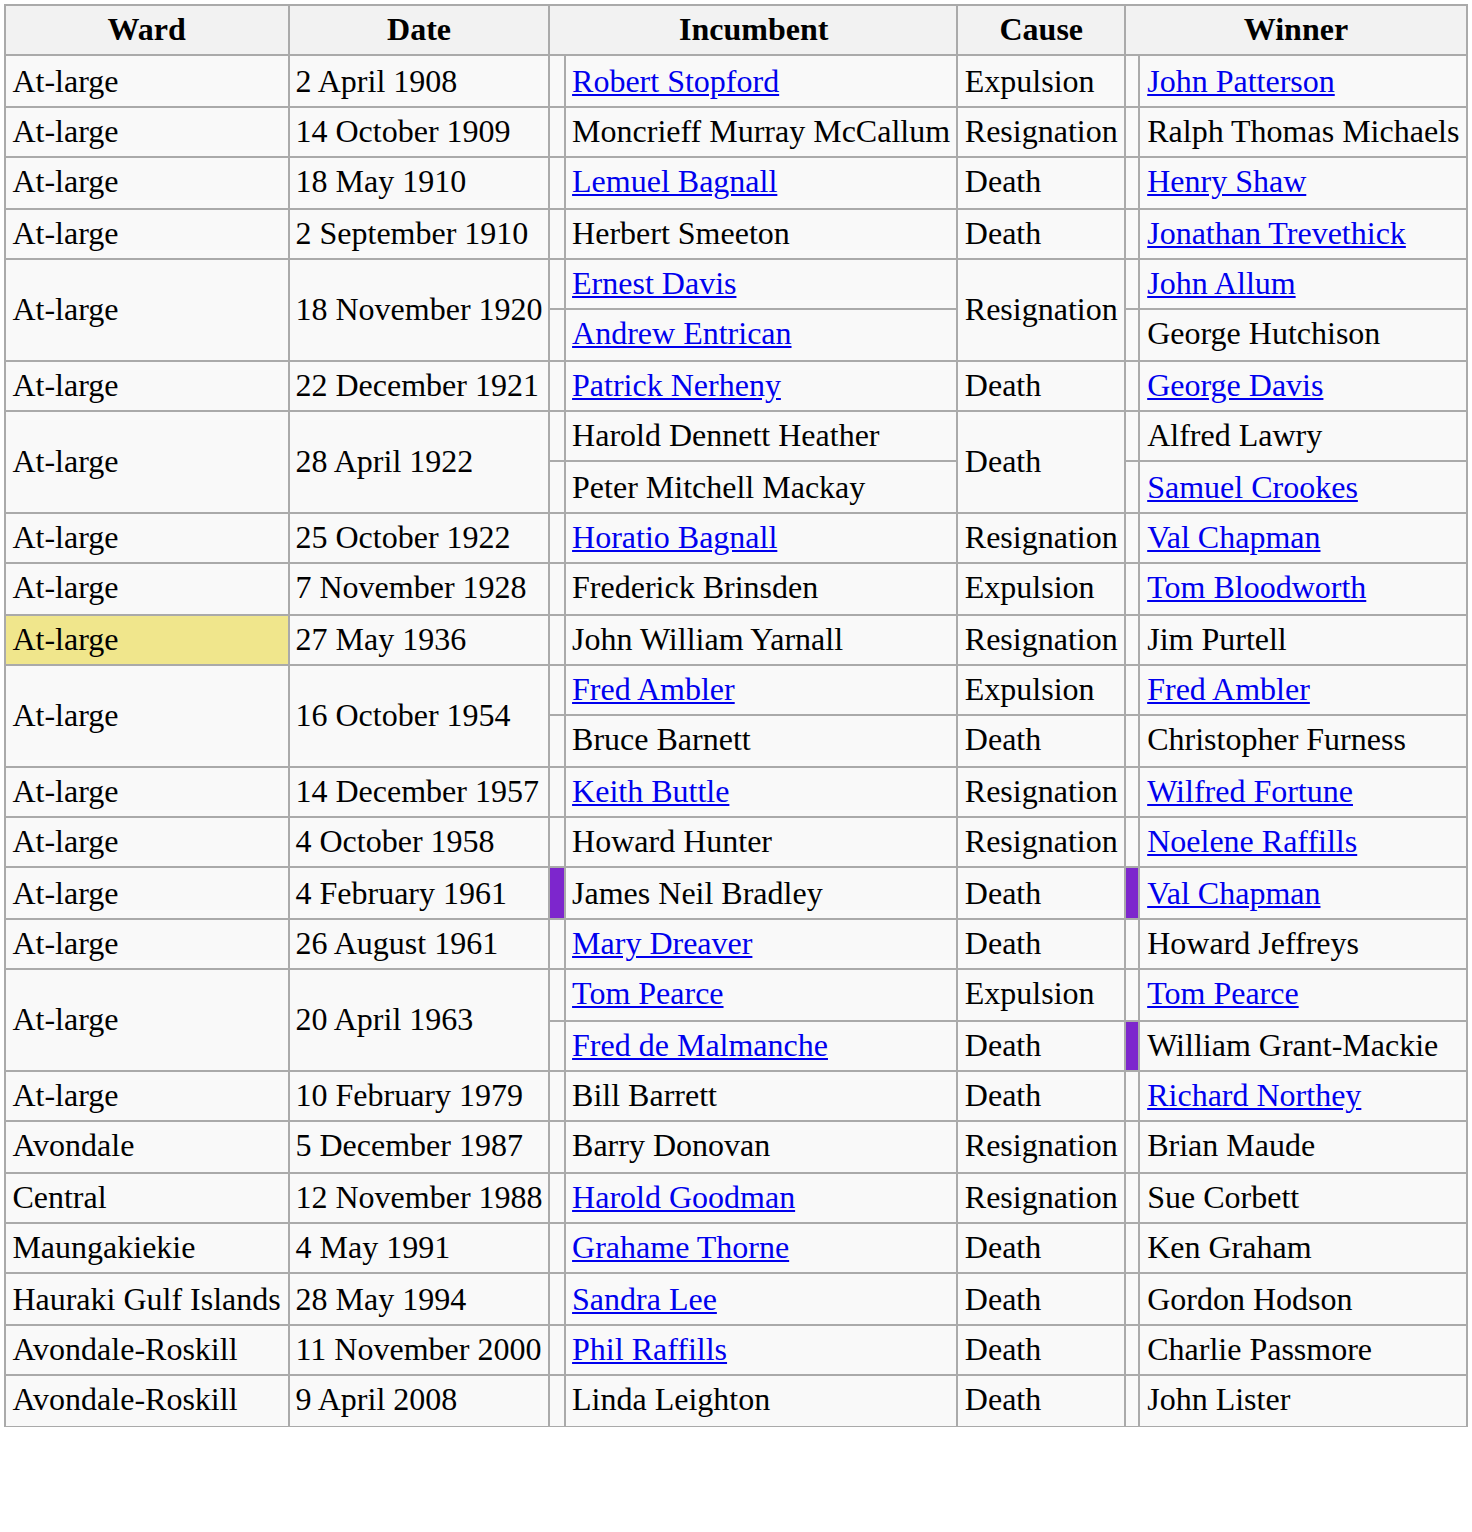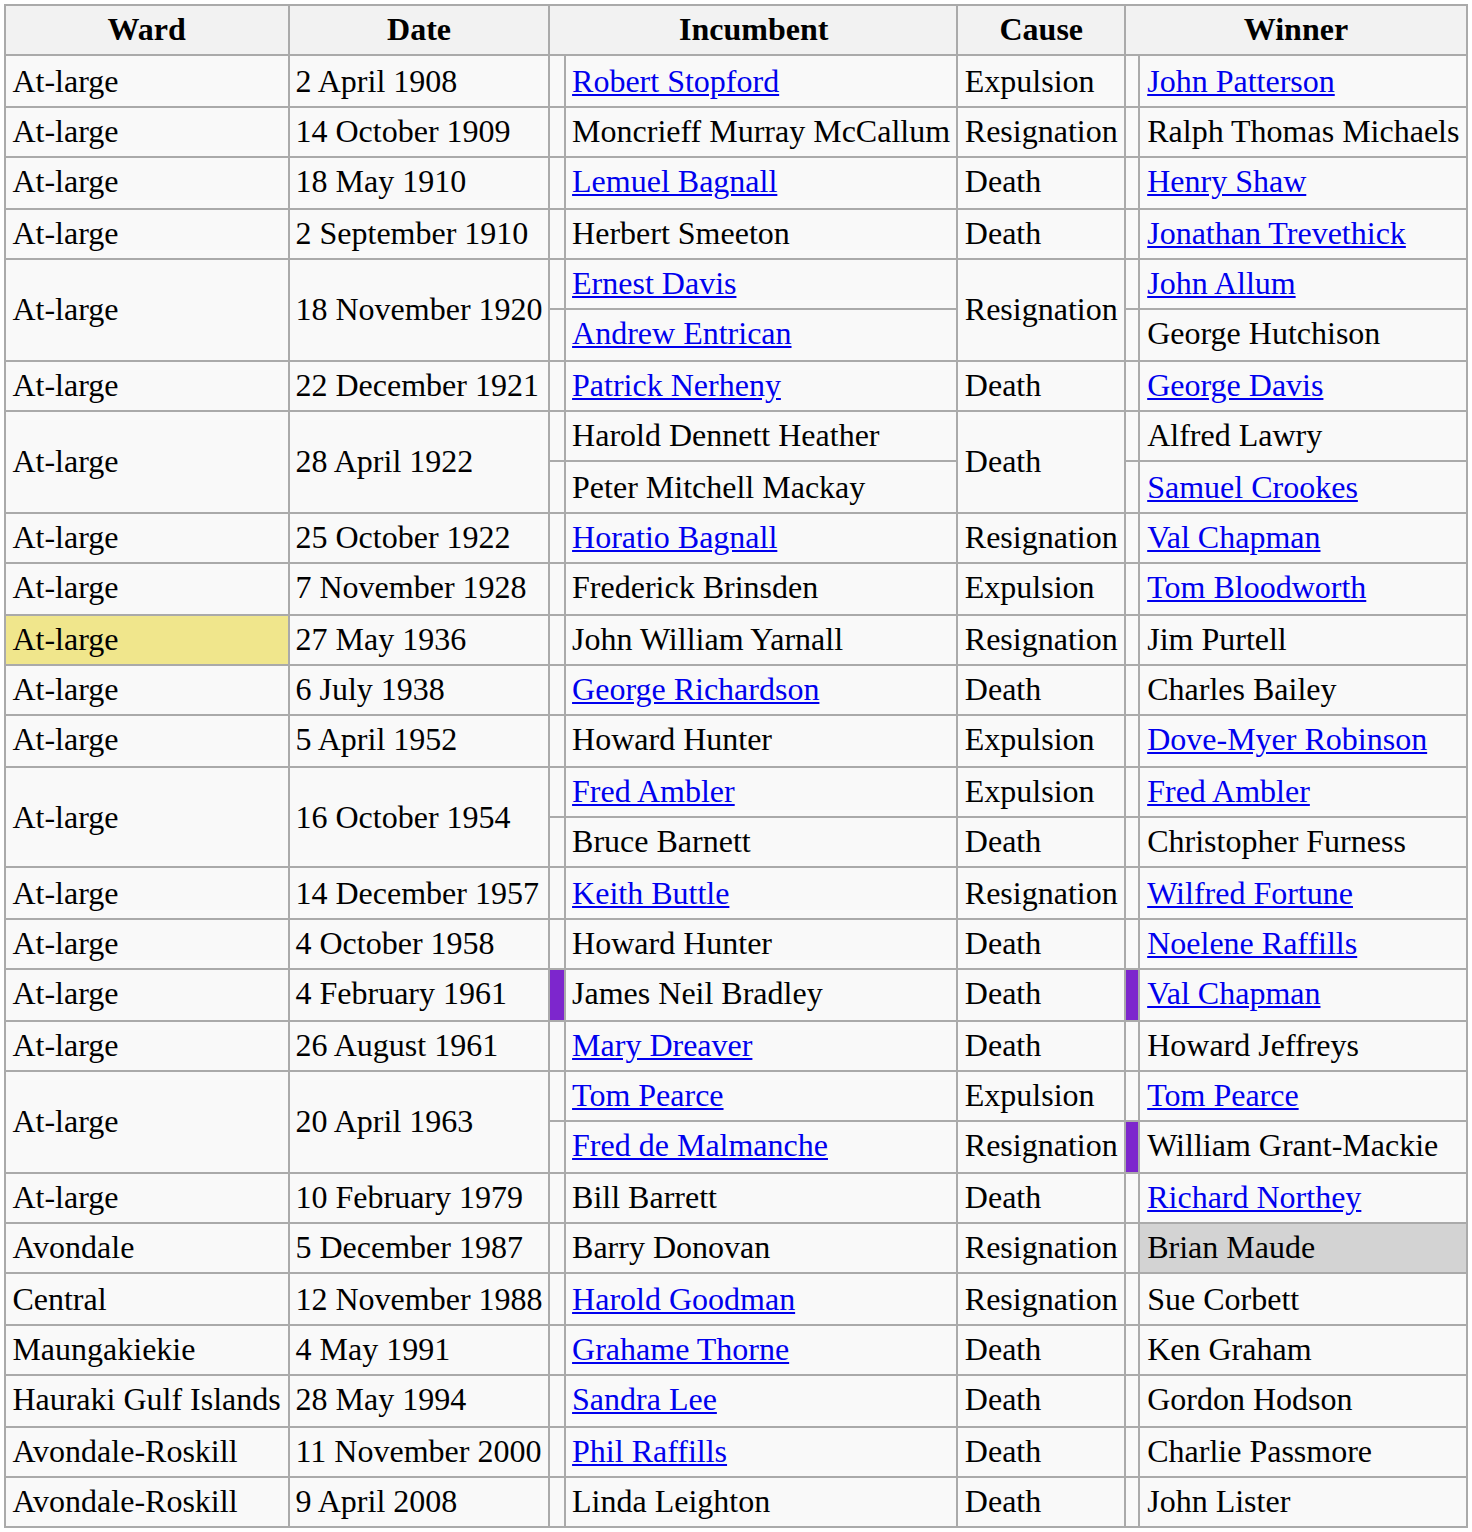+ row: (370, 689)
+ row: (376, 740)
(1041, 841) Resignation -> (1003, 943) Death
(1003, 1044) Death -> (1041, 1146) Resignation
(1231, 1146) no background -> (1231, 1247) lightgrey background
